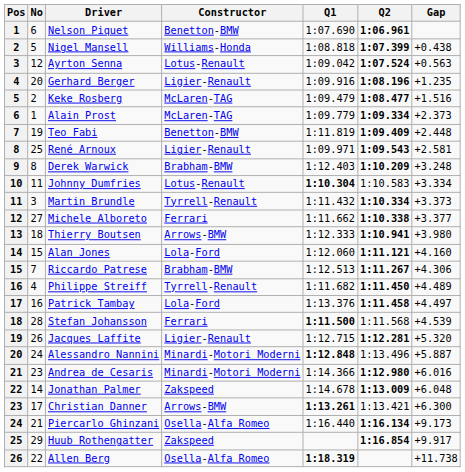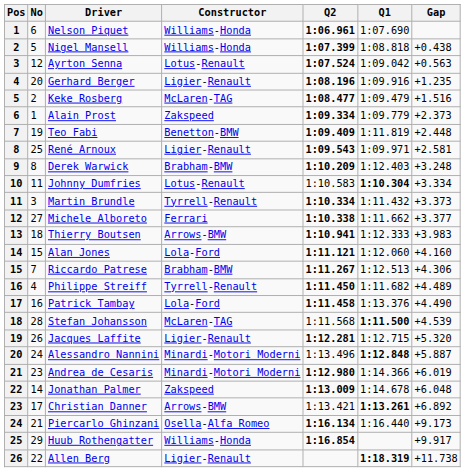columns swapped: (330, 13) <-> (385, 13)
(201, 30) Benetton-BMW -> (208, 30) Williams-Honda
(198, 116) McLaren-TAG -> (189, 116) Zakspeed
(433, 236) +3.980 -> (433, 236) +3.983
(433, 304) +4.497 -> (433, 304) +4.490
(186, 321) Ferrari -> (198, 321) McLaren-TAG
(433, 373) +6.016 -> (433, 373) +6.019
(433, 407) +6.300 -> (433, 407) +6.892
(189, 441) Zakspeed -> (208, 441) Williams-Honda
(217, 458) Osella-Alfa Romeo -> (208, 458) Ligier-Renault
